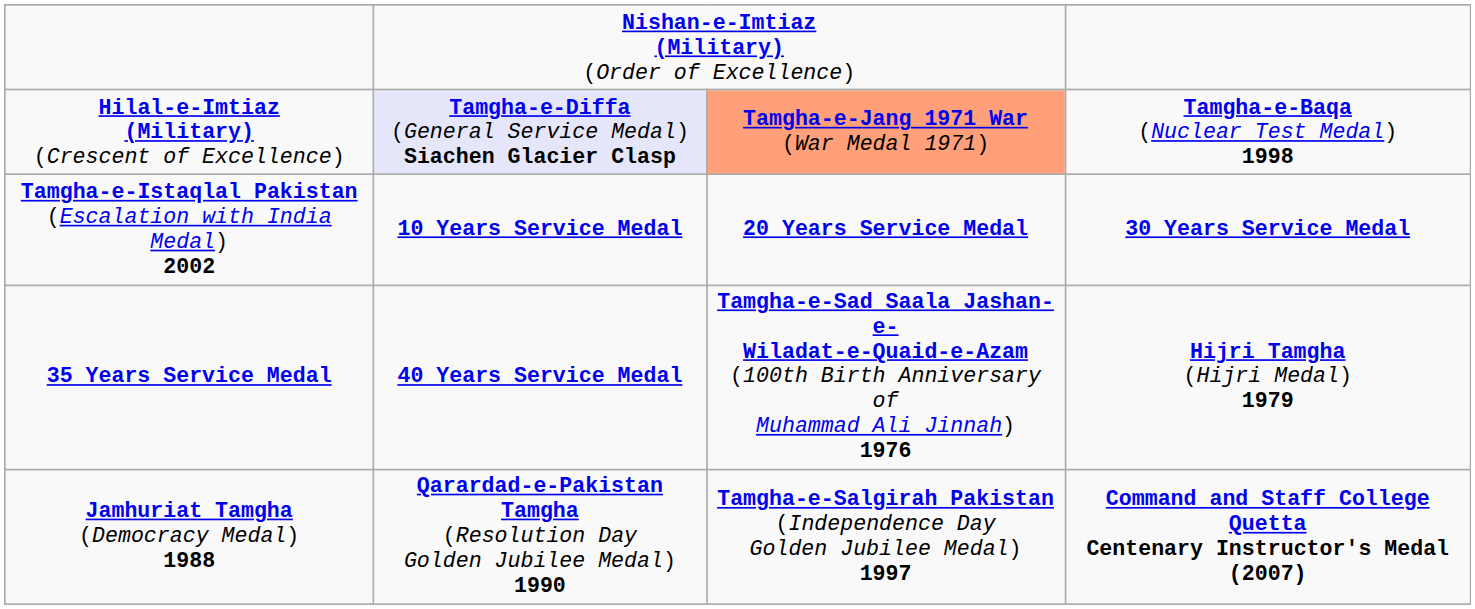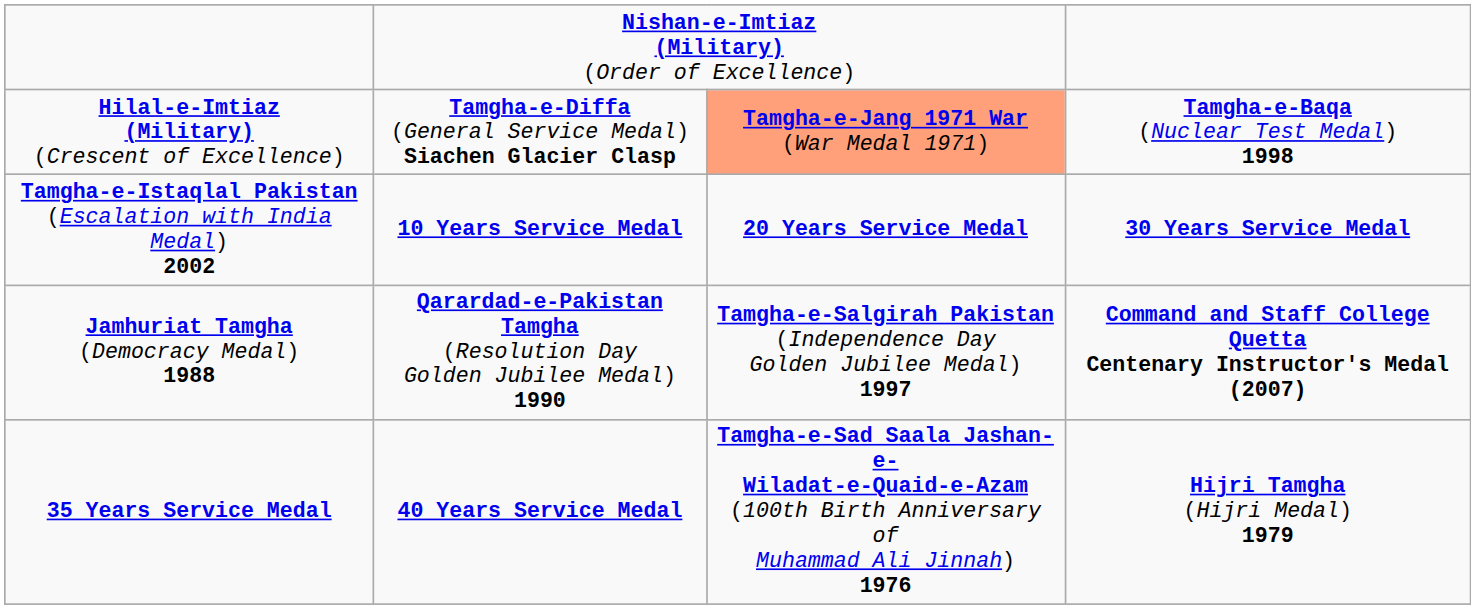(540, 132) lavender background -> (540, 132) no background
rows swapped: (189, 377) <-> (189, 537)
